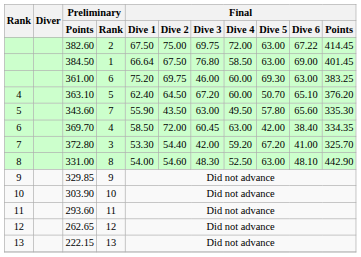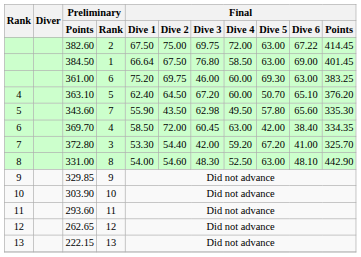(208, 111) 63.00 -> (208, 111) 62.98
